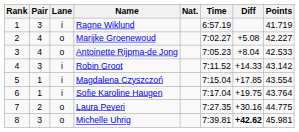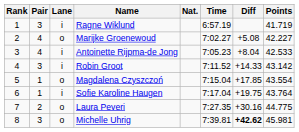(62, 52) o -> (62, 52) i
(62, 80) i -> (62, 80) o
